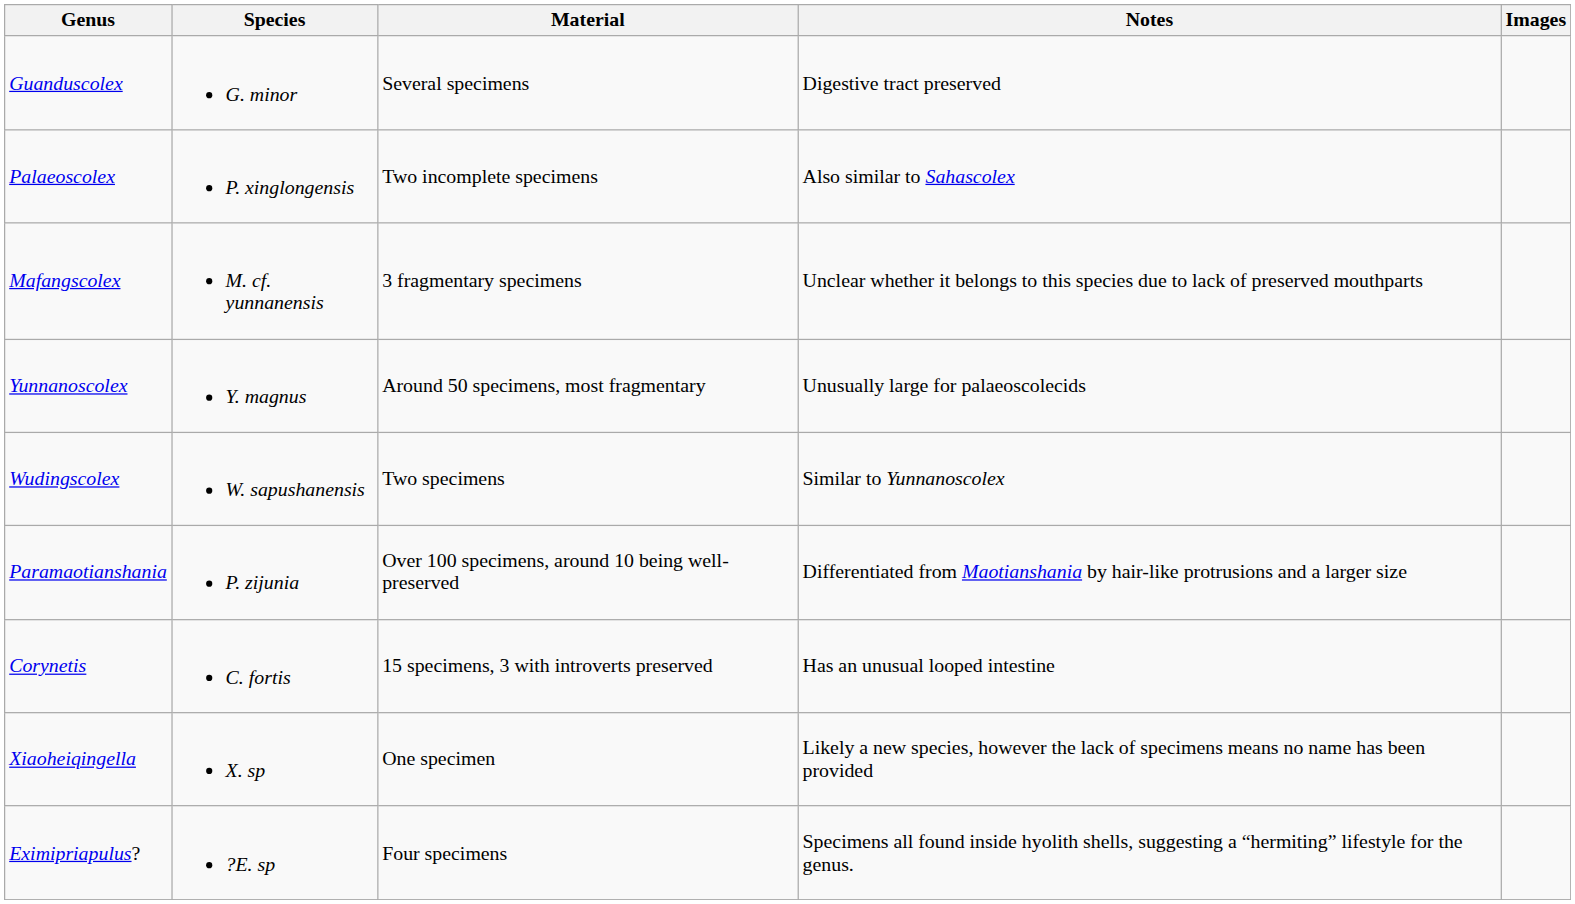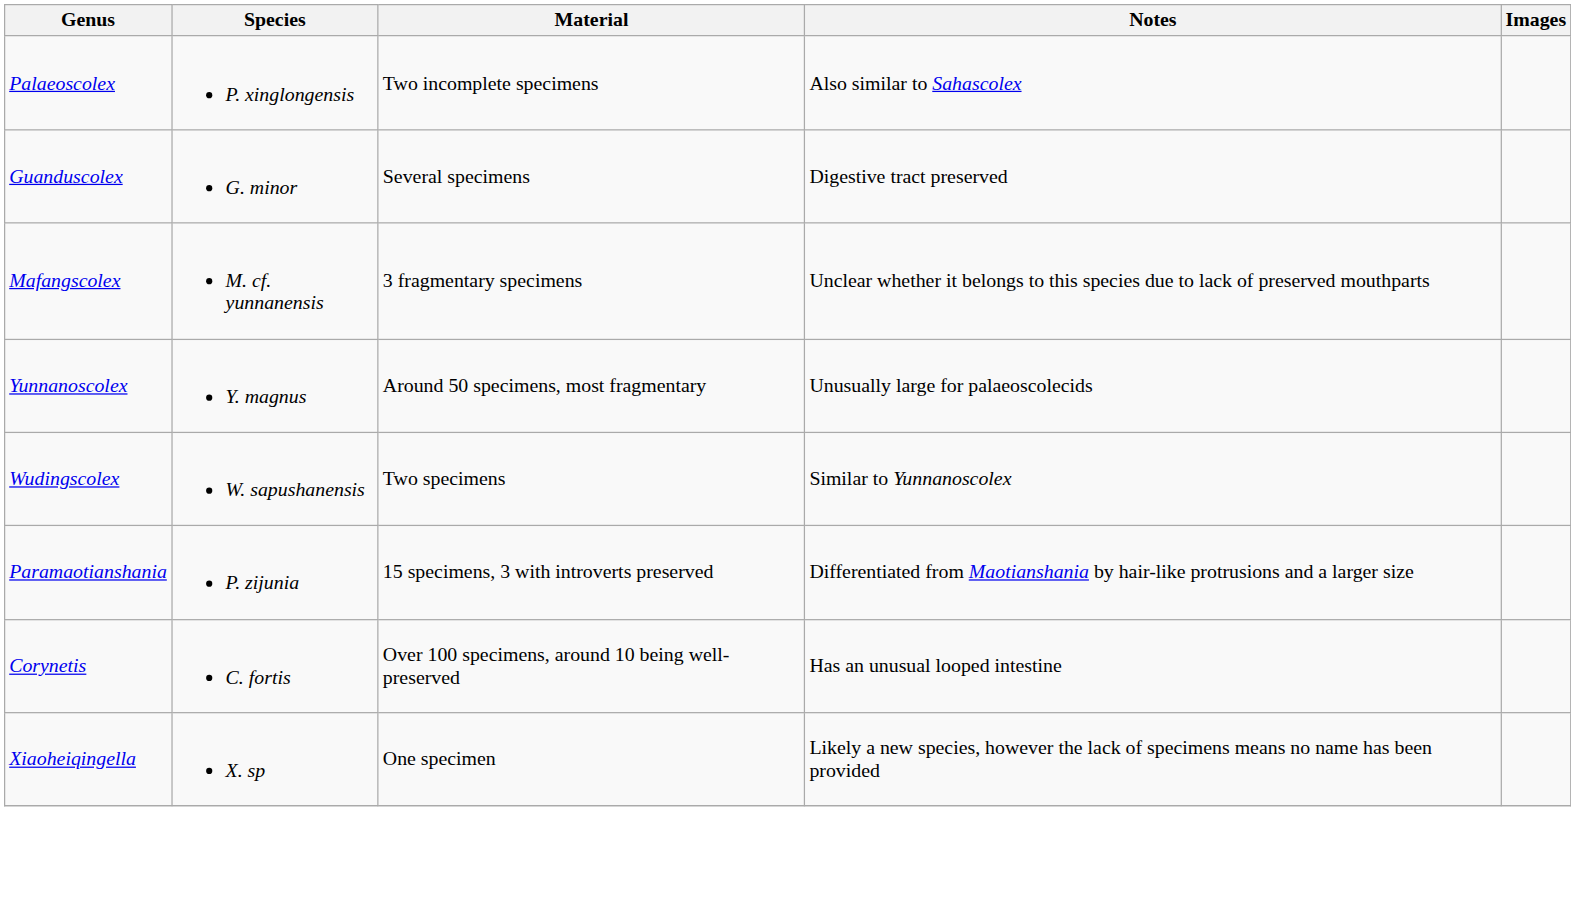rows swapped: (66, 82) <-> (62, 176)
(555, 572) Over 100 specimens, around 10 being well-preserved -> (548, 572) 15 specimens, 3 with introverts preserved
(547, 665) 15 specimens, 3 with introverts preserved -> (556, 665) Over 100 specimens, around 10 being well-preserved
- row: (75, 852)
